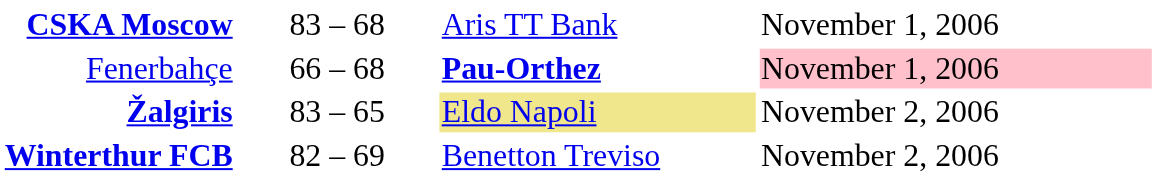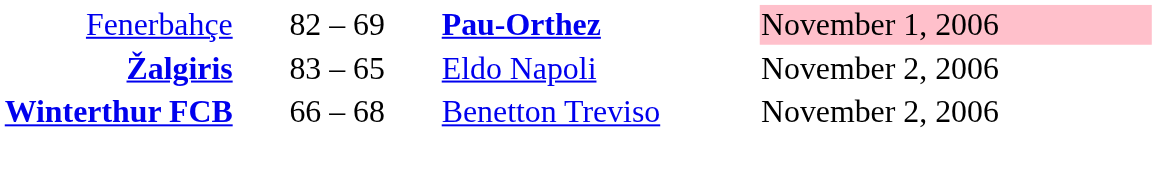- row: (130, 24)
(337, 68) 66 – 68 -> (337, 24) 82 – 69
(519, 111) khaki background -> (519, 68) no background
(337, 155) 82 – 69 -> (337, 111) 66 – 68
